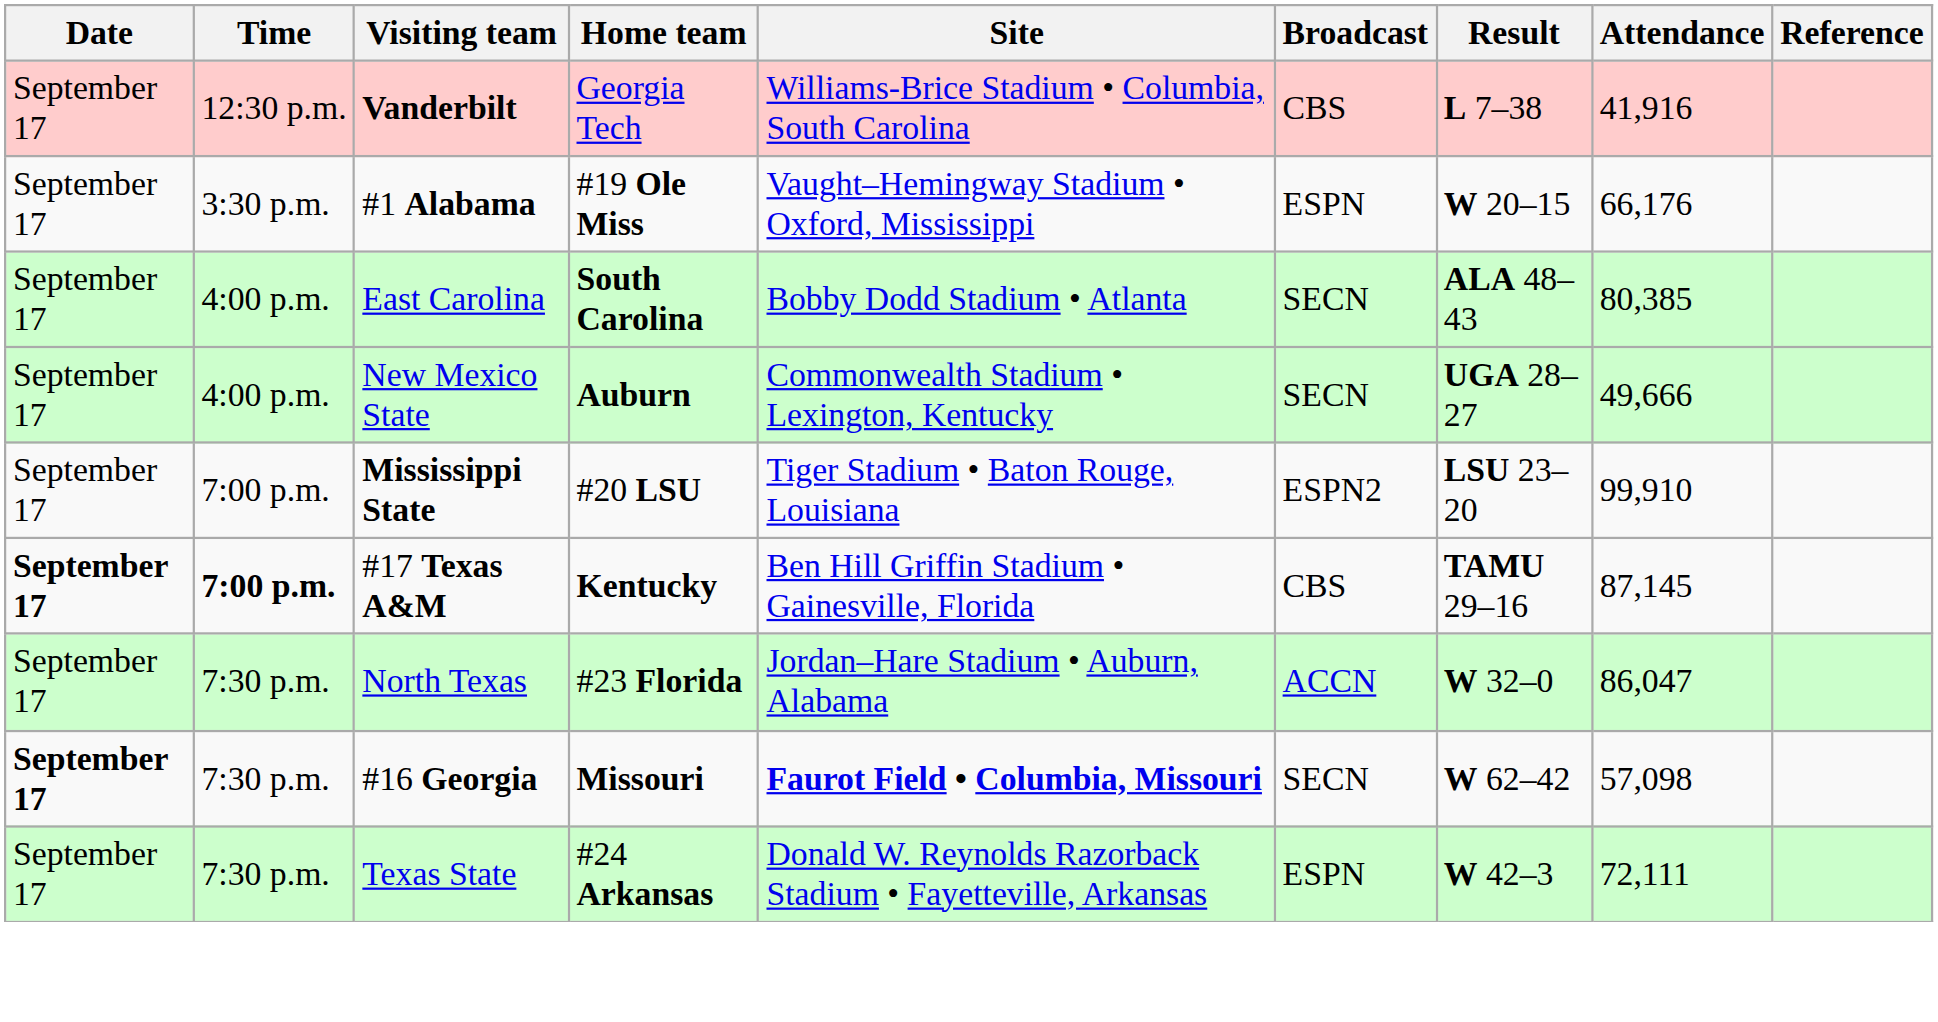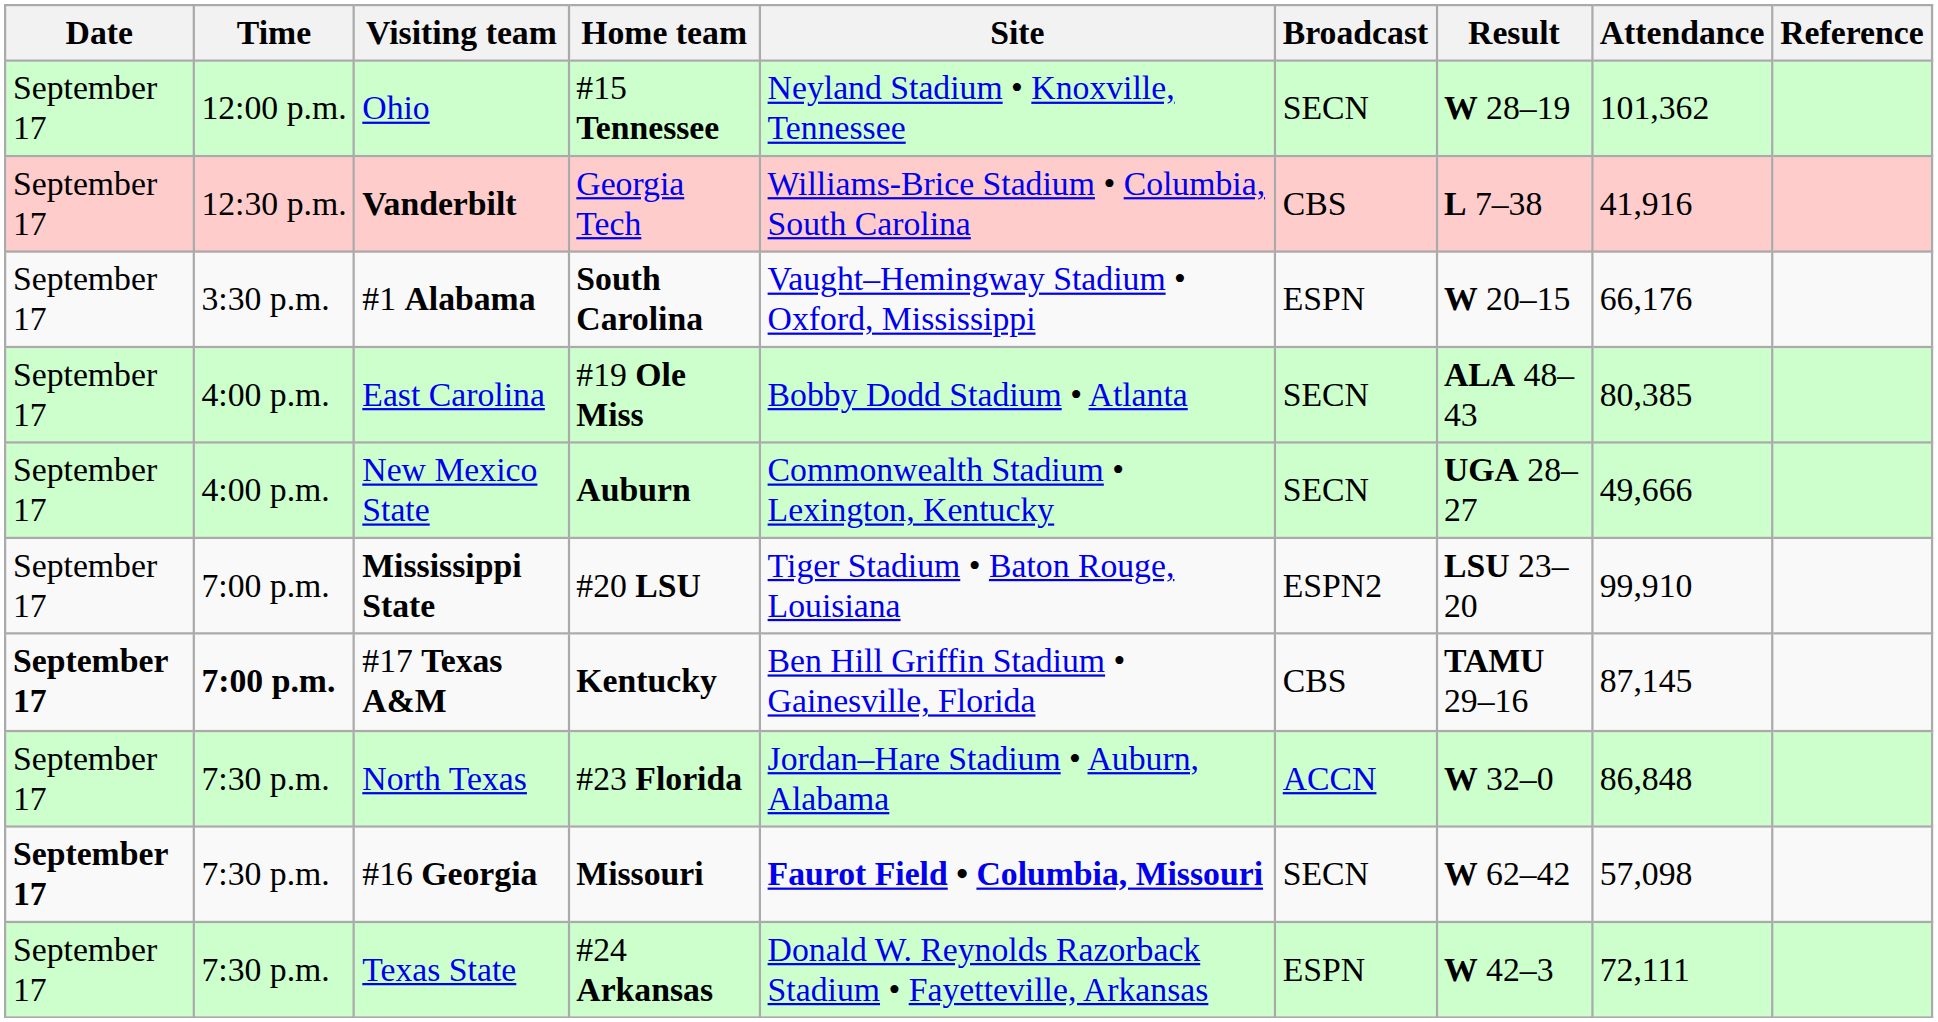+ row: (396, 108)
(631, 203) #19 Ole Miss -> (640, 299) South Carolina
(640, 299) South Carolina -> (631, 394) #19 Ole Miss
(1646, 681) 86,047 -> (1646, 777) 86,848
